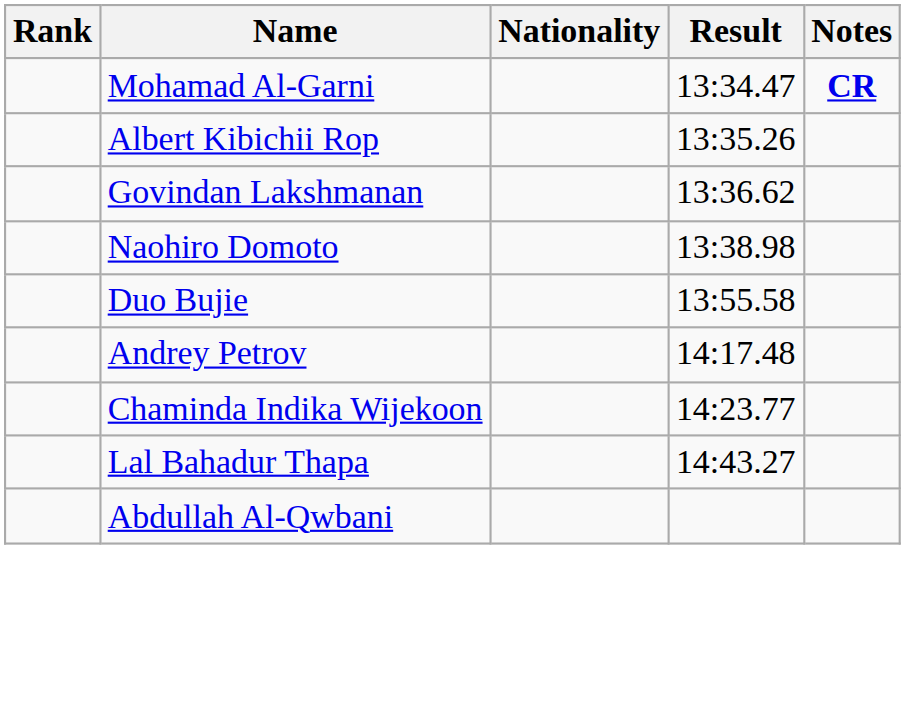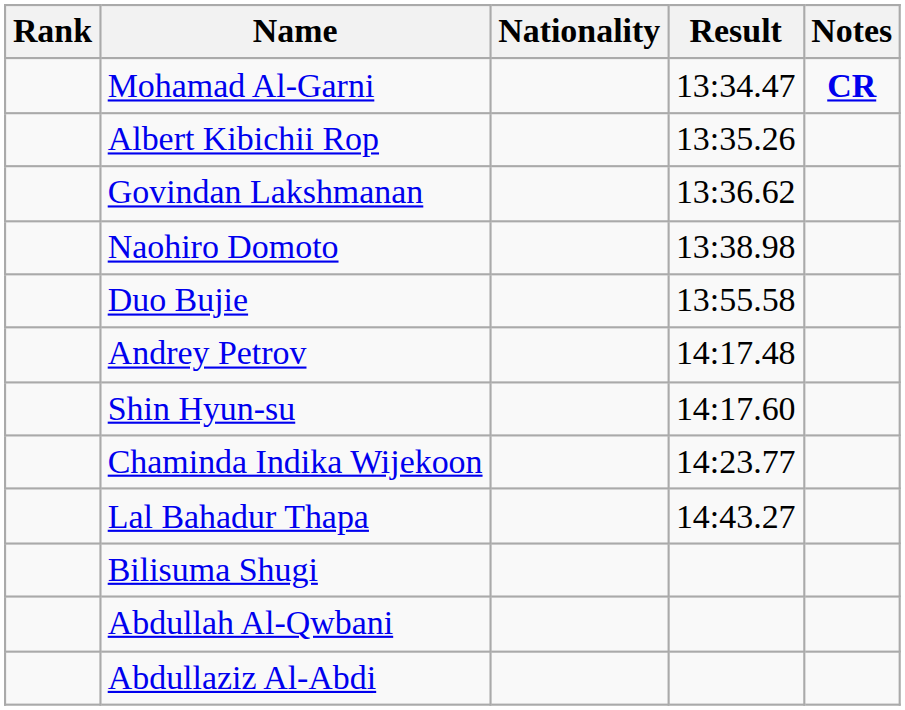+ row: (201, 407)
+ row: (213, 569)
+ row: (242, 676)
